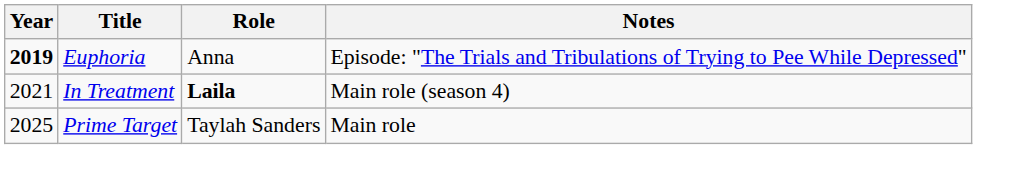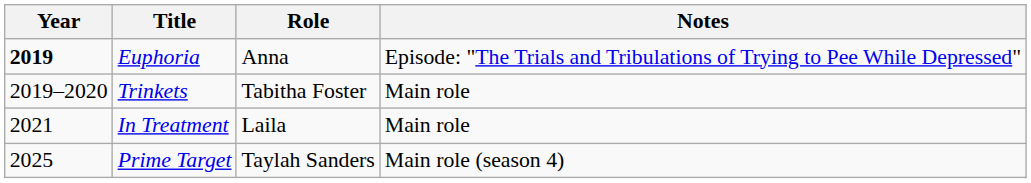+ row: (153, 90)
(211, 90) bold -> (264, 125) normal
(420, 90) Main role (season 4) -> (427, 125) Main role
(373, 125) Main role -> (475, 159) Main role (season 4)
